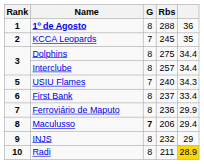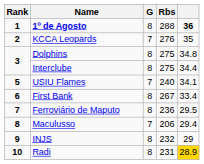(188, 26) normal -> (188, 26) bold
(167, 40) 245 -> (167, 40) 276
(188, 54) 34.4 -> (188, 54) 34.8
(167, 68) 257 -> (167, 68) 275
(188, 82) 34.3 -> (188, 82) 34.1
(167, 96) 237 -> (167, 96) 267
(188, 110) 29.9 -> (188, 110) 29.5
(150, 125) bold -> (150, 125) normal
(167, 153) 211 -> (167, 153) 231
